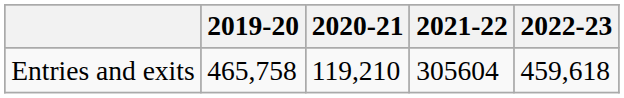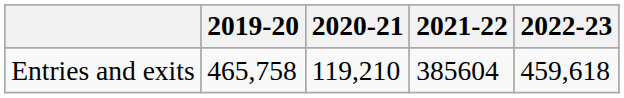(457, 69) 305604 -> (457, 69) 385604
